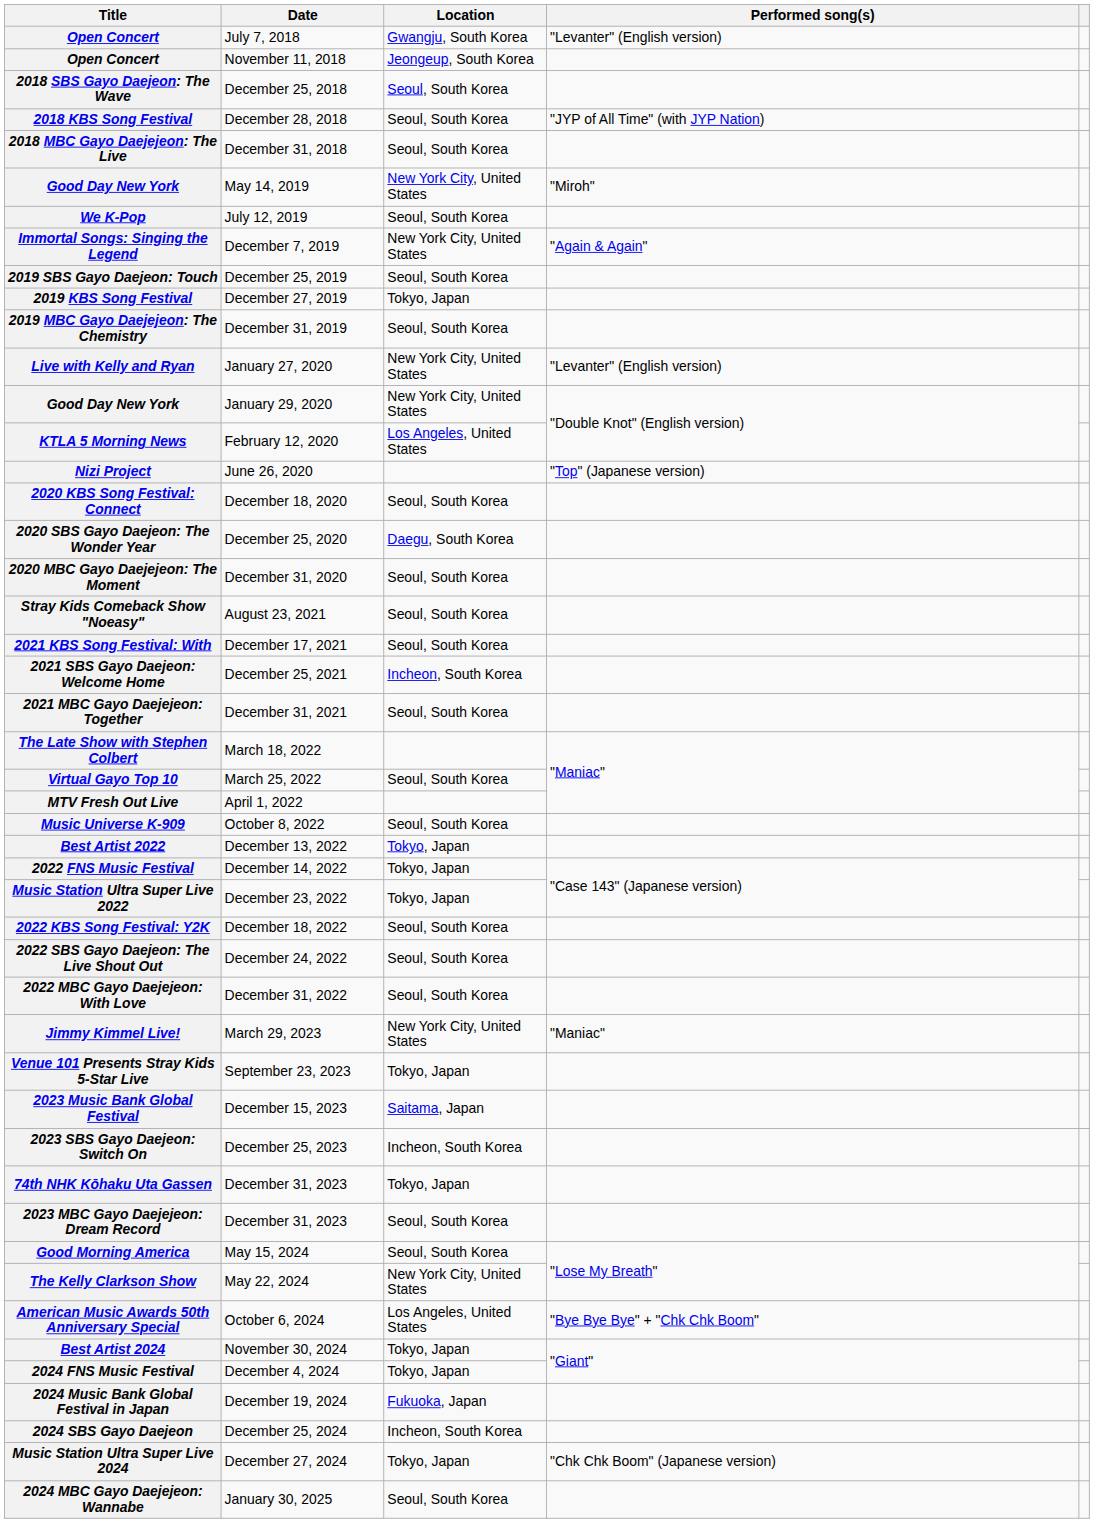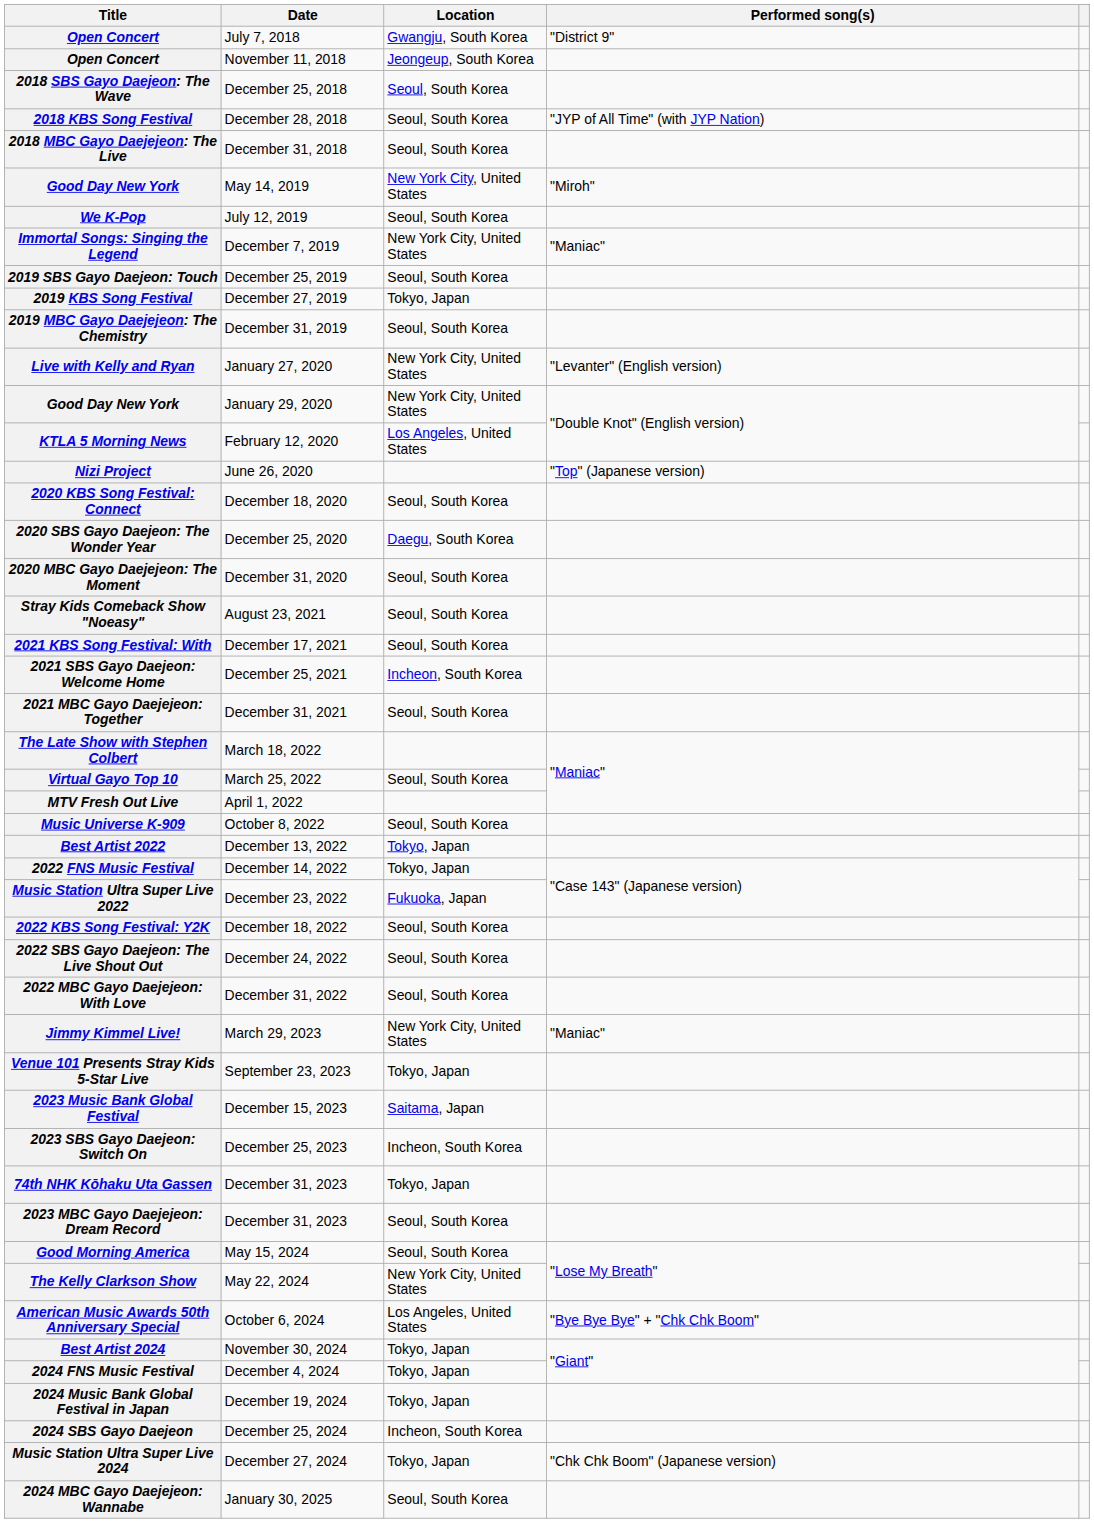(636, 37) "Levanter" (English version) -> (582, 37) "District 9"
(599, 246) "Again & Again" -> (577, 246) "Maniac"
(428, 898) Tokyo, Japan -> (437, 898) Fukuoka, Japan
(437, 1401) Fukuoka, Japan -> (428, 1401) Tokyo, Japan
